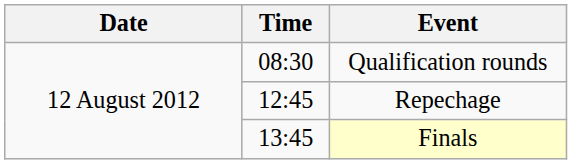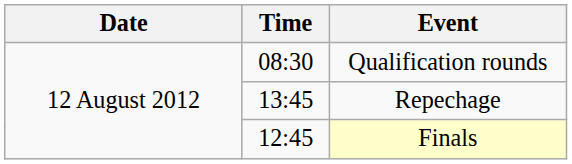(286, 100) 12:45 -> (286, 100) 13:45
(286, 138) 13:45 -> (286, 138) 12:45
